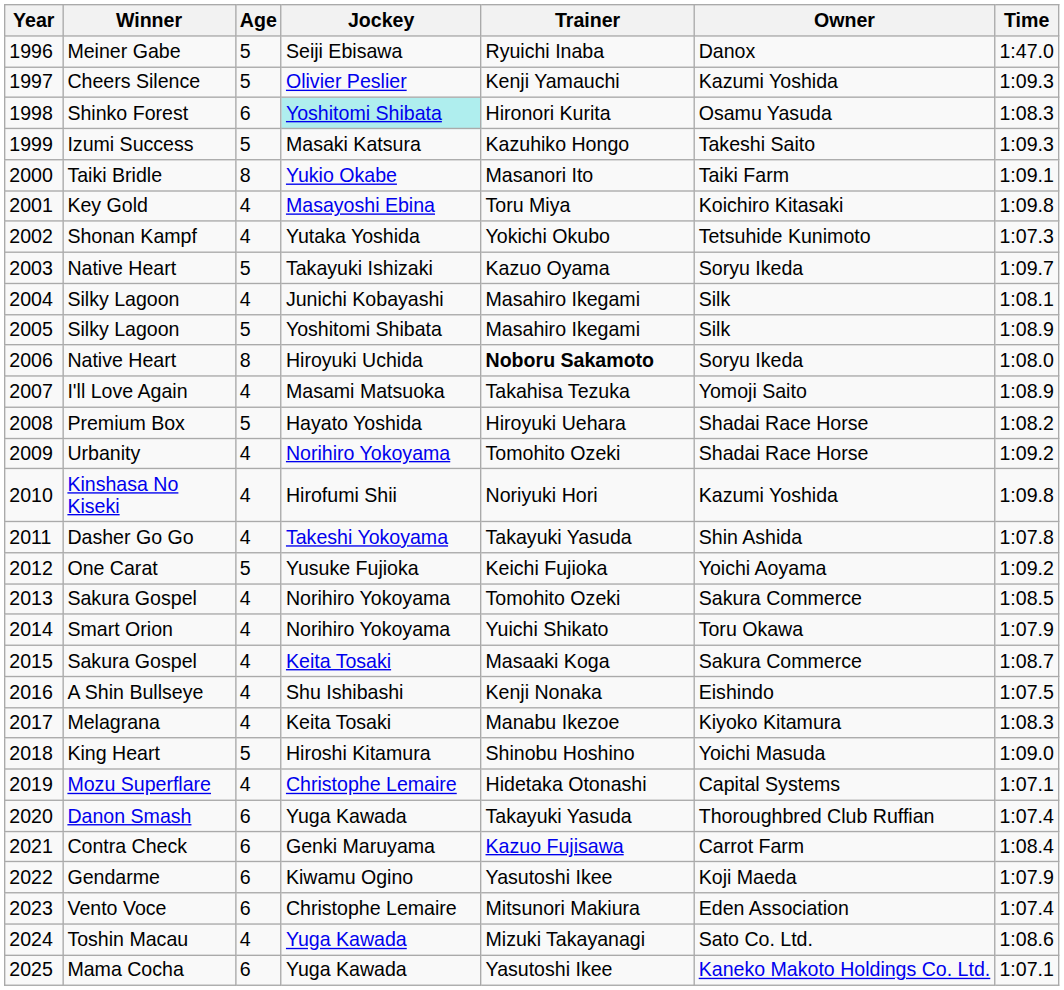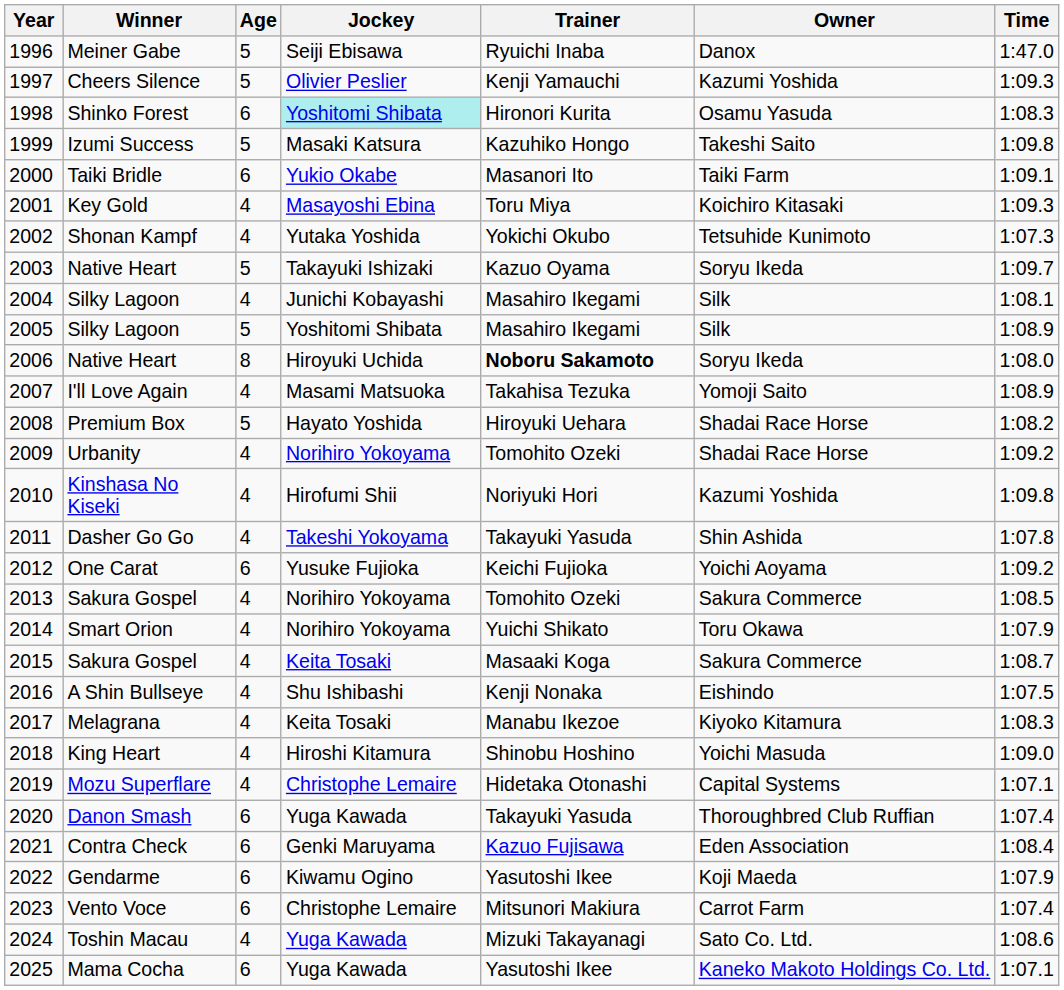(1027, 144) 1:09.3 -> (1027, 144) 1:09.8
(245, 175) 8 -> (245, 175) 6
(1027, 206) 1:09.8 -> (1027, 206) 1:09.3
(245, 568) 5 -> (245, 568) 6
(245, 754) 5 -> (245, 754) 4
(751, 847) Carrot Farm -> (774, 847) Eden Association
(774, 909) Eden Association -> (751, 909) Carrot Farm
